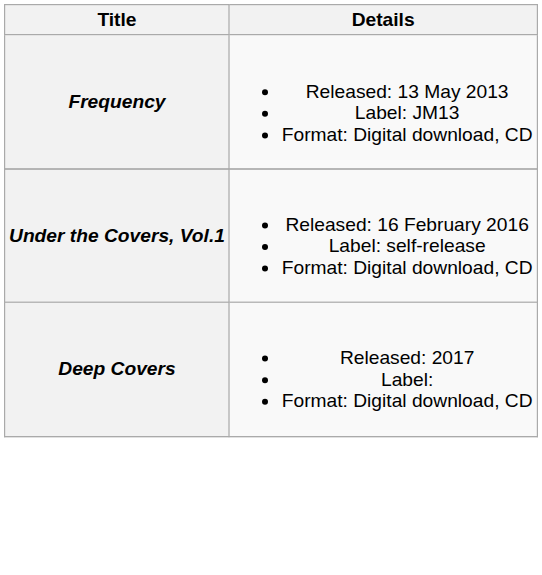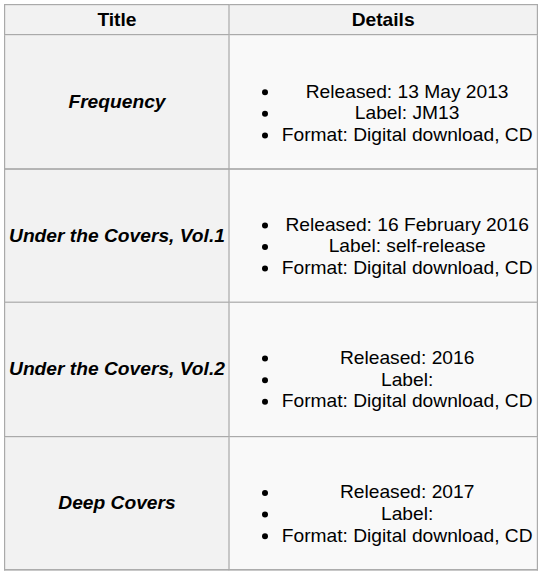+ row: (117, 369)
